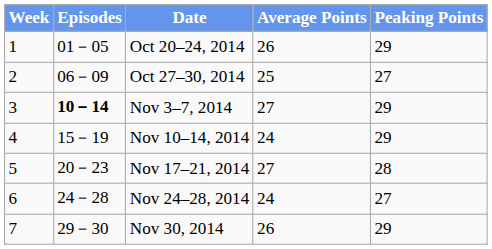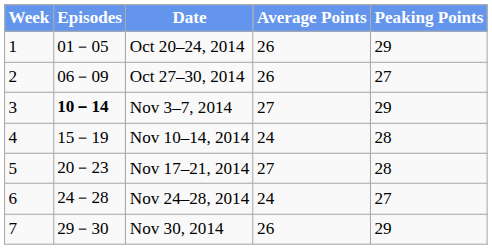(266, 77) 25 -> (266, 77) 26
(383, 137) 29 -> (383, 137) 28
